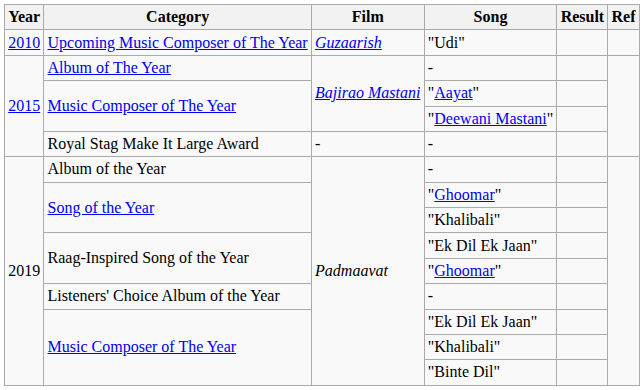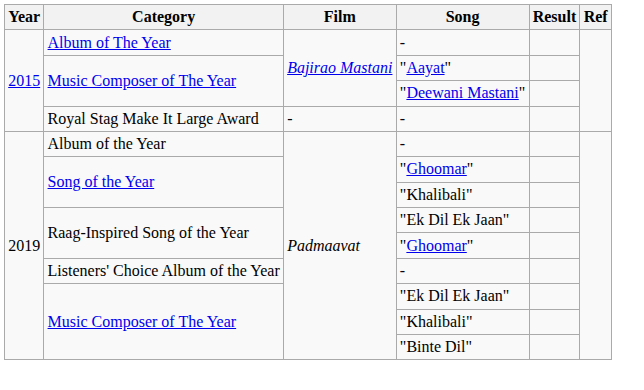- row: (178, 42)
